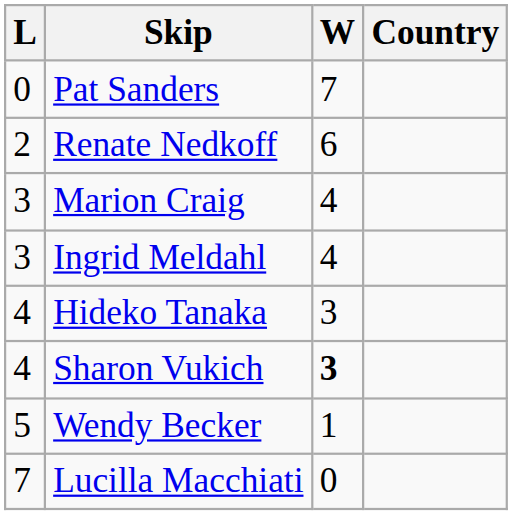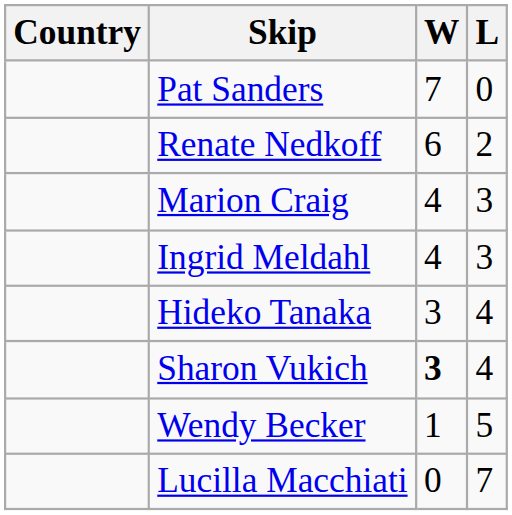columns swapped: (435, 32) <-> (25, 32)
